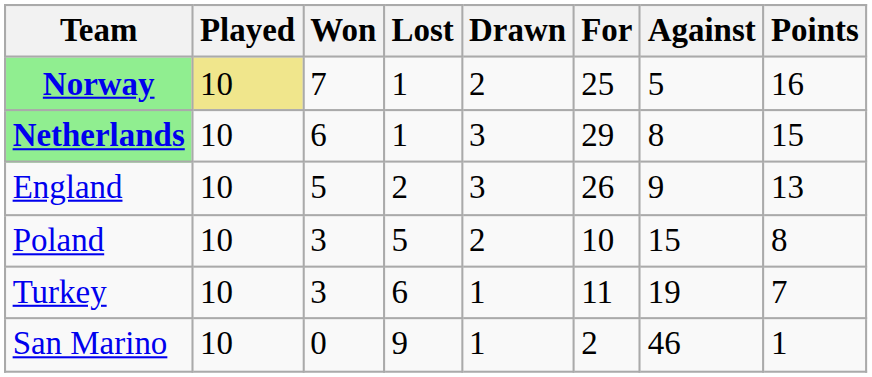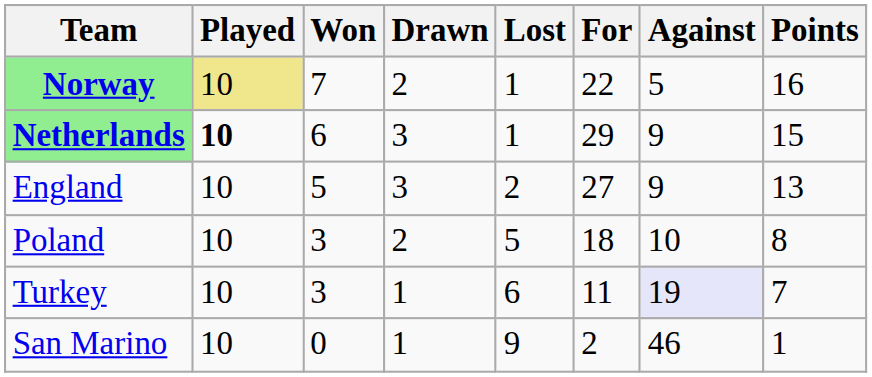columns swapped: (518, 30) <-> (423, 30)
(598, 82) 25 -> (598, 82) 22
(216, 135) normal -> (216, 135) bold
(656, 135) 8 -> (656, 135) 9
(598, 187) 26 -> (598, 187) 27
(598, 239) 10 -> (598, 239) 18
(664, 239) 15 -> (664, 239) 10
(664, 291) no background -> (664, 291) lavender background
